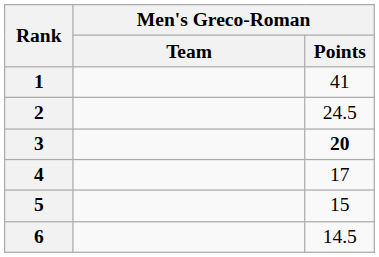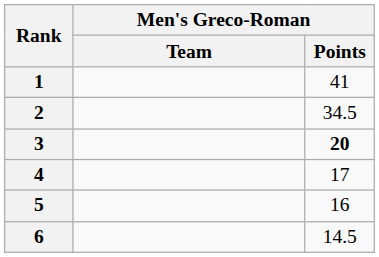(340, 112) 24.5 -> (340, 112) 34.5
(340, 205) 15 -> (340, 205) 16
